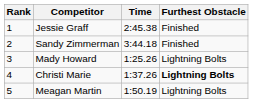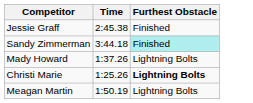- column: (19, 12)
(180, 43) no background -> (151, 43) paleturquoise background
(140, 59) 1:25.26 -> (112, 59) 1:37.26
(140, 75) 1:37.26 -> (112, 75) 1:25.26
